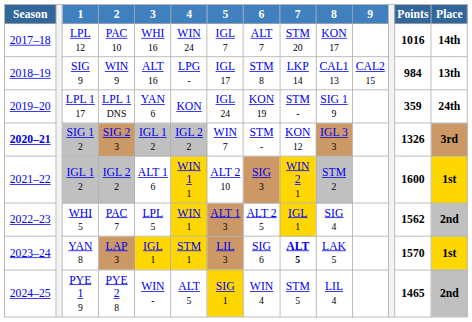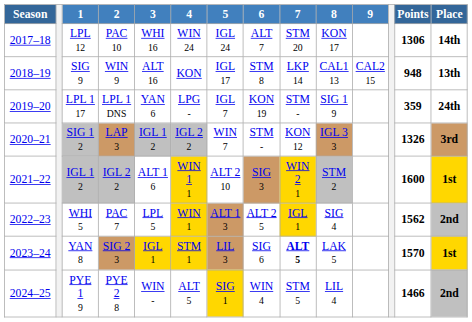(225, 40) IGL 7 -> (225, 40) IGL 24
(413, 40) 1016 -> (413, 40) 1306
(189, 73) LPG - -> (189, 73) KON
(413, 73) 984 -> (413, 73) 948
(189, 106) KON -> (189, 106) LPG -
(225, 106) IGL 24 -> (225, 106) IGL 7
(30, 140) bold -> (30, 140) normal
(117, 140) SIG 2 3 -> (117, 140) LAP 3
(117, 253) LAP 3 -> (117, 253) SIG 2 3
(413, 293) 1465 -> (413, 293) 1466
